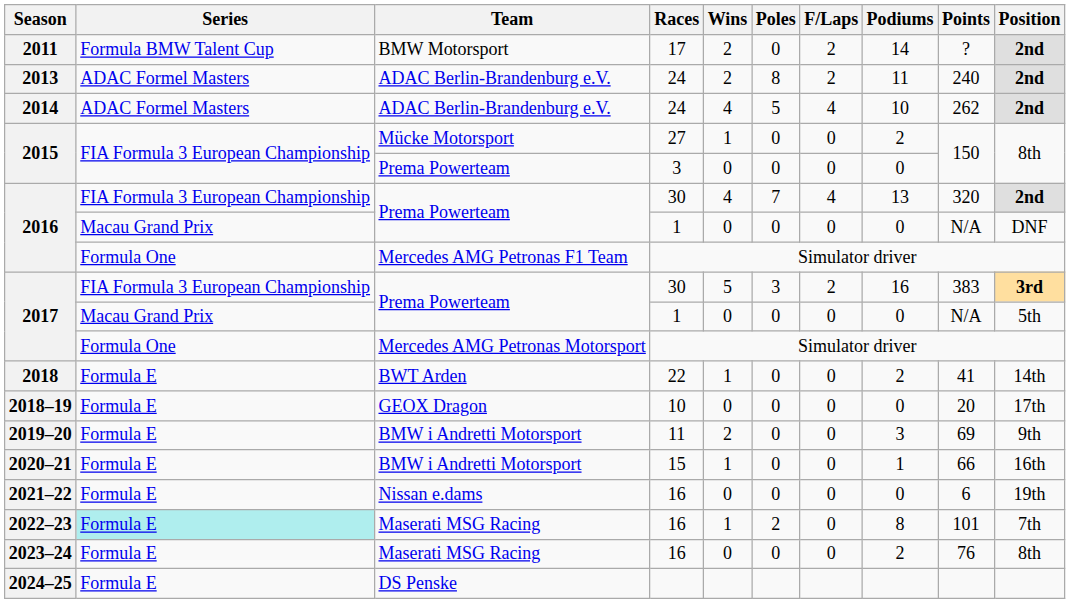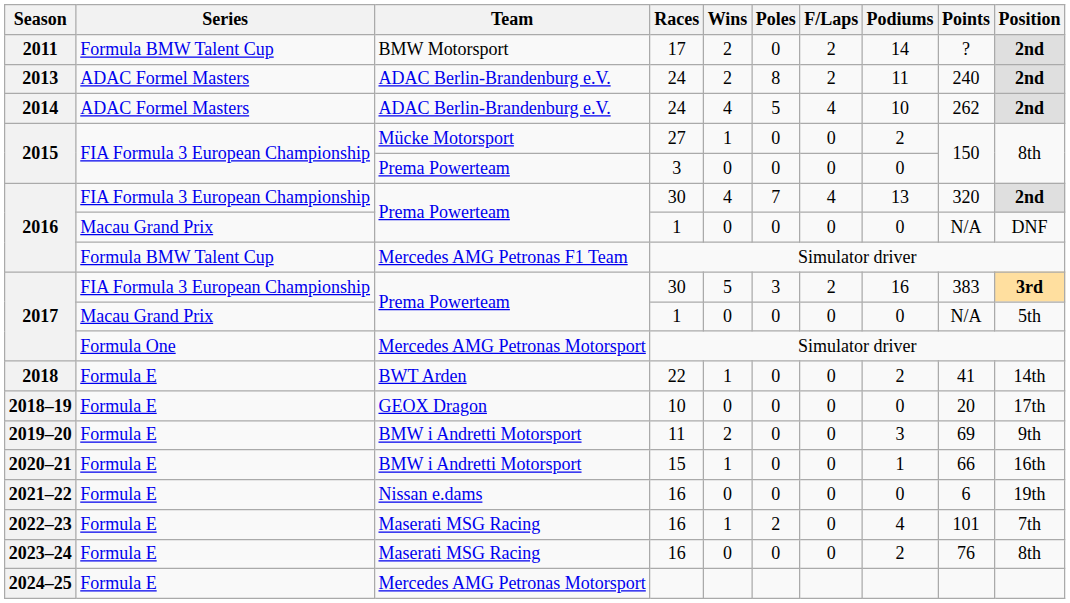(128, 257) Formula One -> (177, 257) Formula BMW Talent Cup
(118, 524) paleturquoise background -> (118, 524) no background
(900, 524) 8 -> (900, 524) 4
(418, 583) DS Penske -> (512, 583) Mercedes AMG Petronas Motorsport
